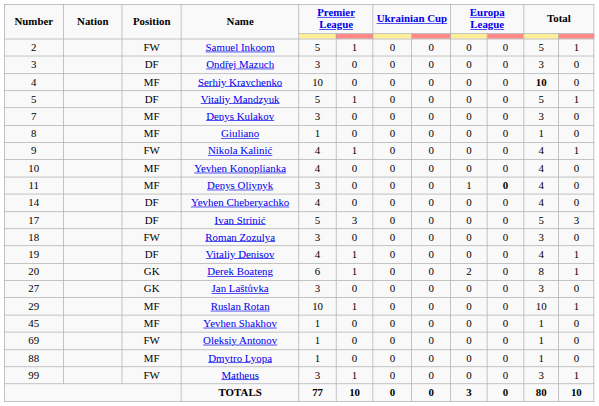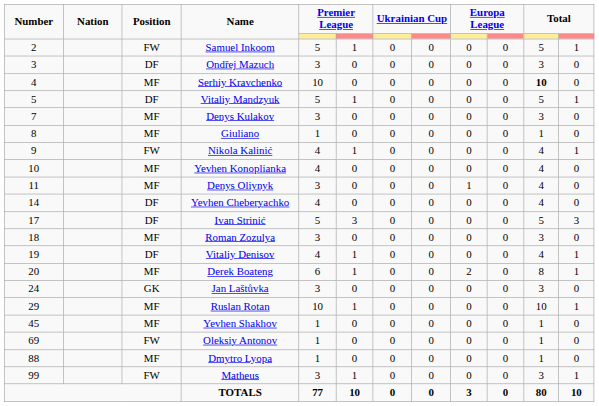(506, 185) bold -> (506, 185) normal
(152, 237) FW -> (152, 237) MF
(152, 271) GK -> (152, 271) MF
(34, 289) 27 -> (34, 289) 24
